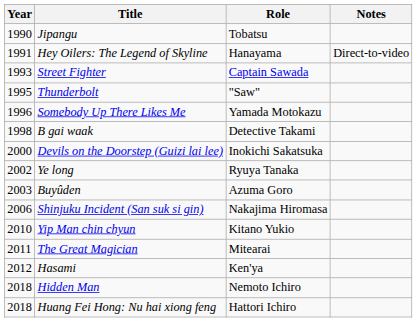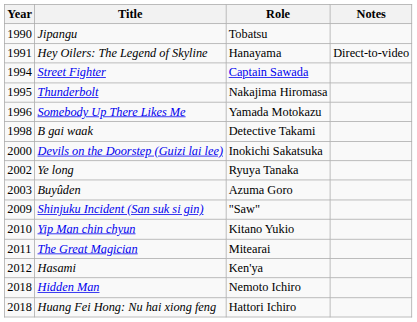(20, 72) 1993 -> (20, 72) 1994
(244, 92) "Saw" -> (278, 92) Nakajima Hiromasa
(20, 209) 2006 -> (20, 209) 2009
(278, 209) Nakajima Hiromasa -> (244, 209) "Saw"
